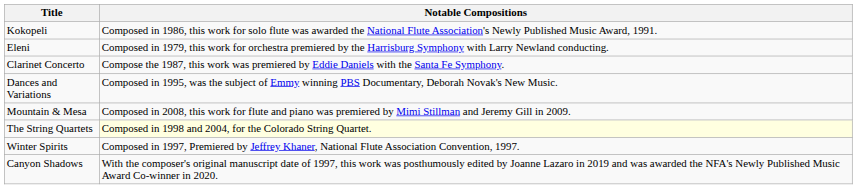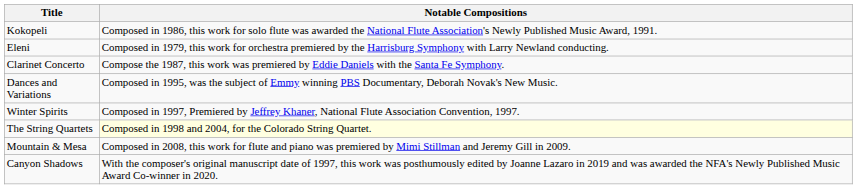rows swapped: (37, 146) <-> (47, 111)
